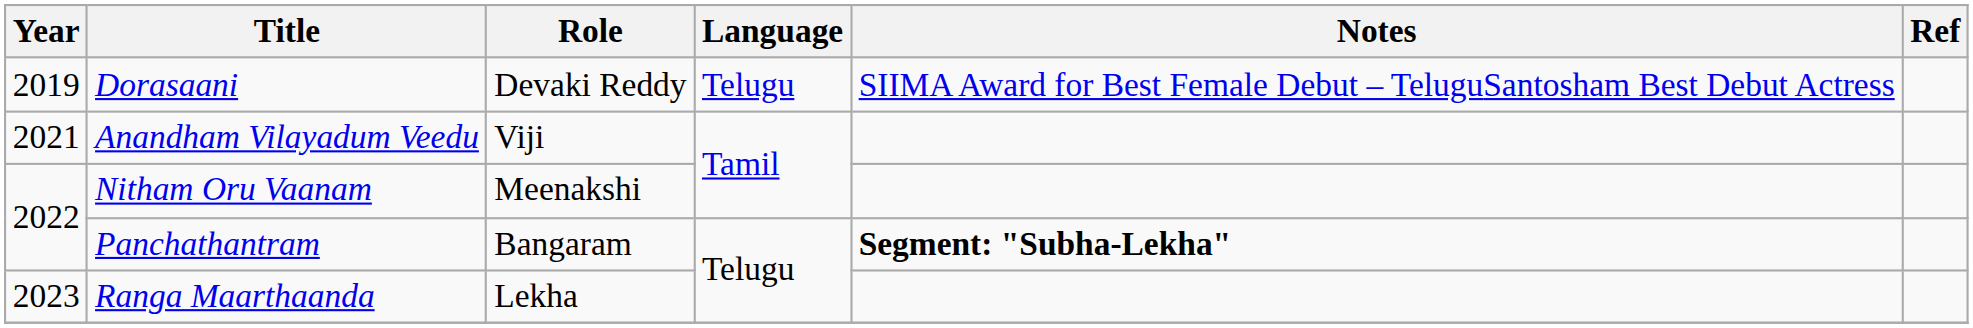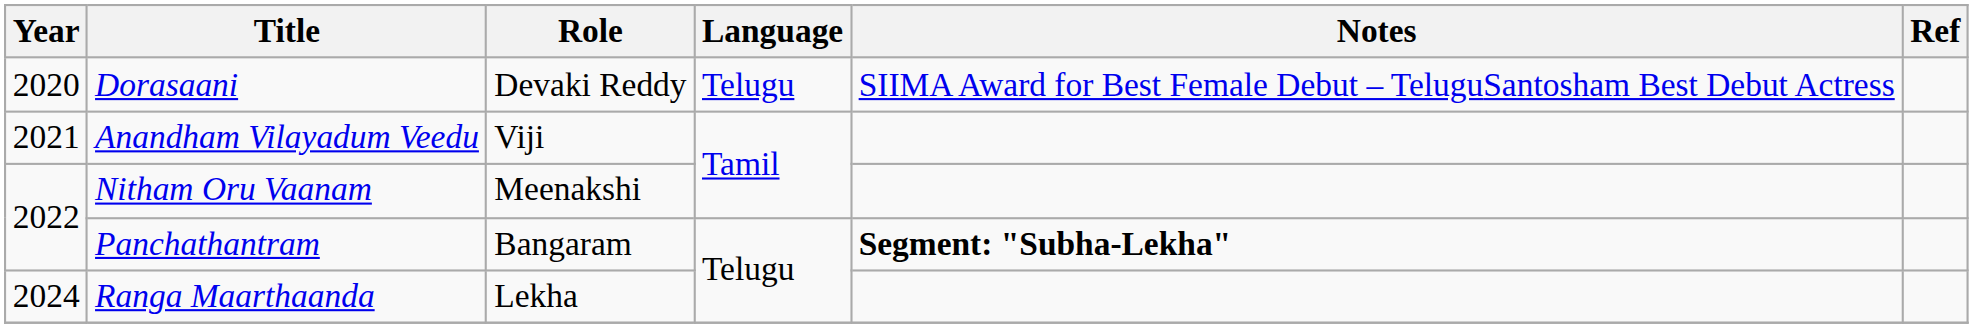(46, 84) 2019 -> (46, 84) 2020
(46, 296) 2023 -> (46, 296) 2024
